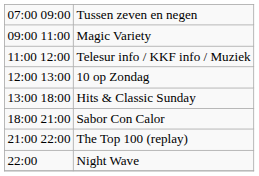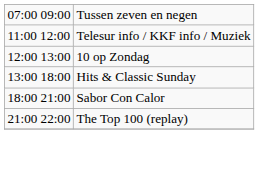- row: (114, 35)
- row: (108, 160)
